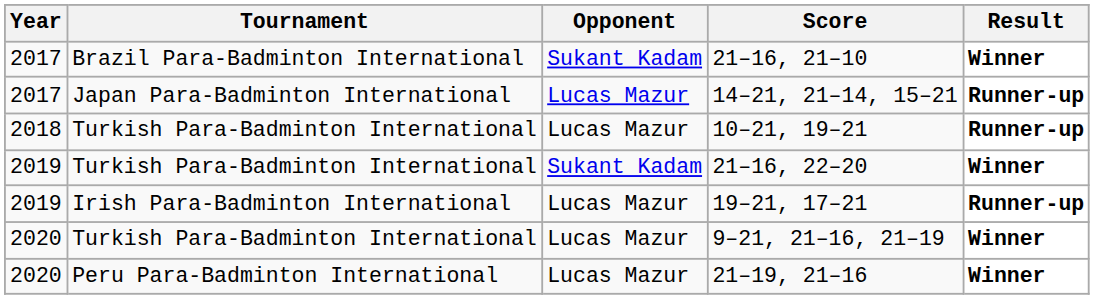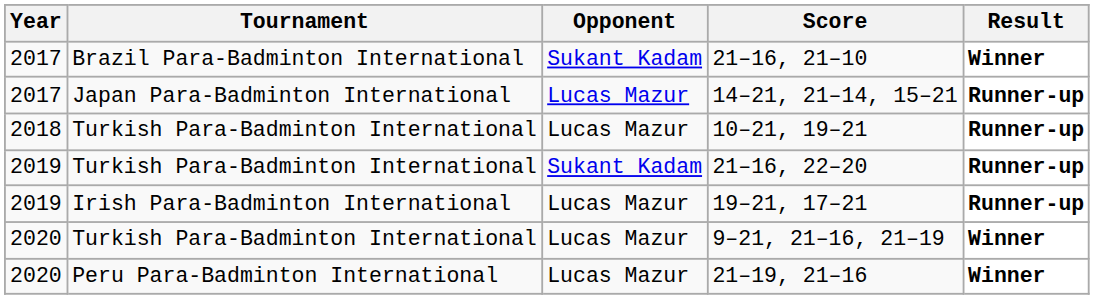(1007, 167) Winner -> (1026, 167) Runner-up
